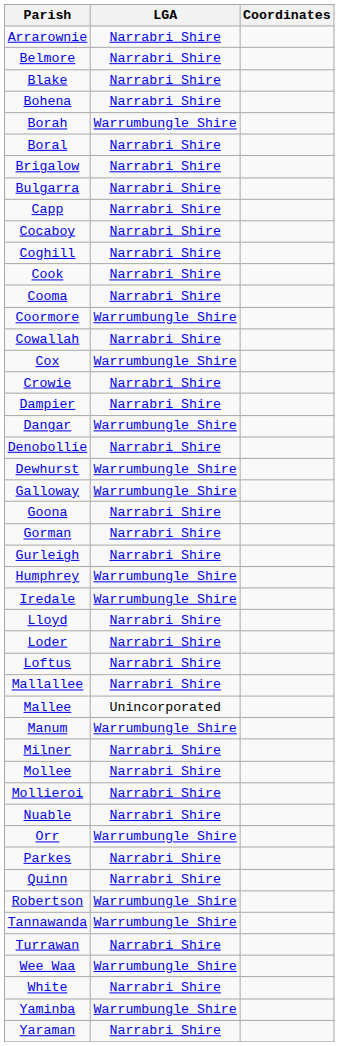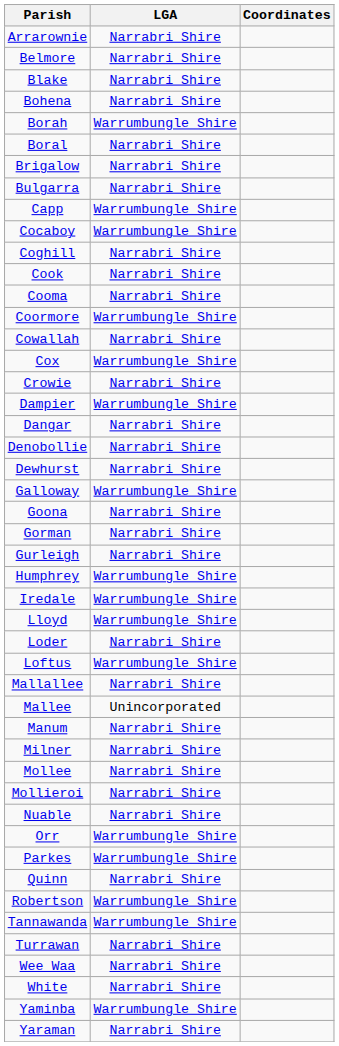(165, 210) Narrabri Shire -> (165, 210) Warrumbungle Shire
(165, 231) Narrabri Shire -> (165, 231) Warrumbungle Shire
(165, 404) Narrabri Shire -> (165, 404) Warrumbungle Shire
(165, 426) Warrumbungle Shire -> (165, 426) Narrabri Shire
(165, 469) Warrumbungle Shire -> (165, 469) Narrabri Shire
(165, 620) Narrabri Shire -> (165, 620) Warrumbungle Shire
(165, 664) Narrabri Shire -> (165, 664) Warrumbungle Shire
(165, 728) Warrumbungle Shire -> (165, 728) Narrabri Shire
(165, 858) Narrabri Shire -> (165, 858) Warrumbungle Shire
(165, 966) Warrumbungle Shire -> (165, 966) Narrabri Shire
